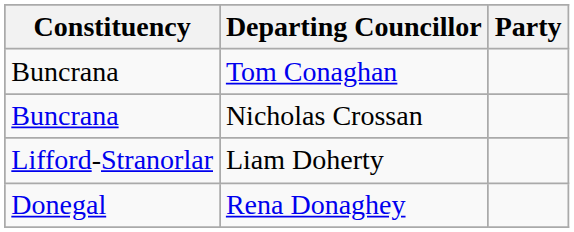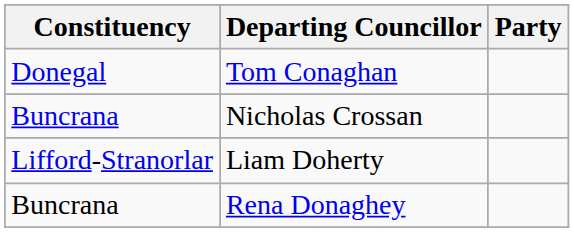(65, 71) Buncrana -> (59, 71) Donegal
(59, 204) Donegal -> (65, 204) Buncrana
